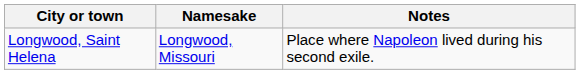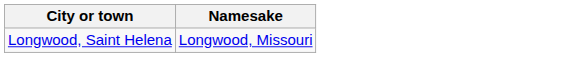- column: (429, 16)
